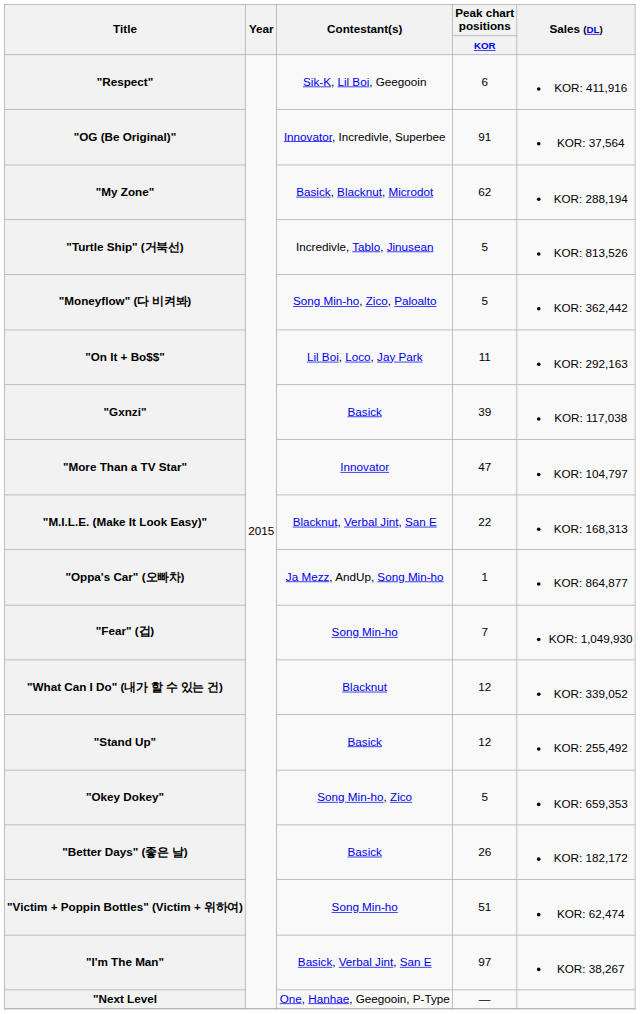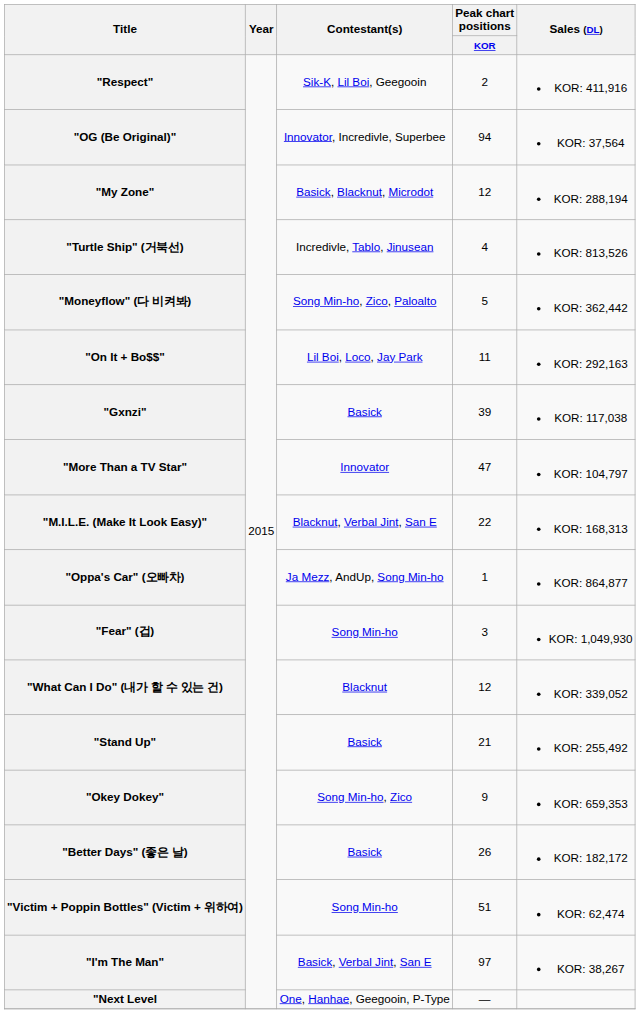(485, 82) 6 -> (485, 82) 2
(485, 137) 91 -> (485, 137) 94
(485, 192) 62 -> (485, 192) 12
(485, 247) 5 -> (485, 247) 4
(485, 632) 7 -> (485, 632) 3
(485, 742) 12 -> (485, 742) 21
(485, 797) 5 -> (485, 797) 9
